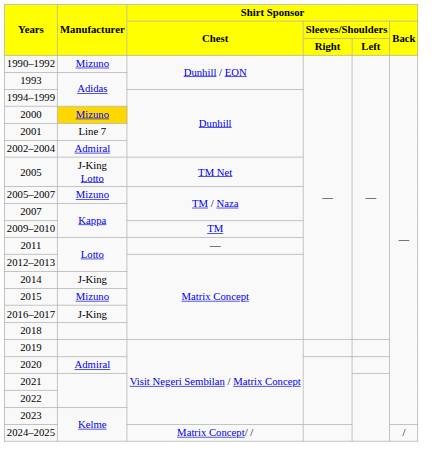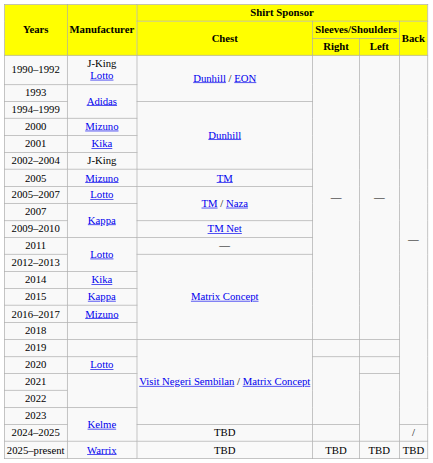(92, 64) Mizuno -> (102, 70) J-King Lotto
(92, 115) gold background -> (102, 127) no background
(92, 132) Line 7 -> (102, 144) Kika
(92, 149) Admiral -> (102, 161) J-King
(92, 172) J-King Lotto -> (102, 178) Mizuno
(215, 172) TM Net -> (225, 178) TM
(92, 195) Mizuno -> (102, 195) Lotto
(215, 229) TM -> (225, 229) TM Net
(92, 280) J-King -> (102, 280) Kika
(92, 297) Mizuno -> (102, 297) Kappa
(92, 314) J-King -> (102, 314) Mizuno
(92, 365) Admiral -> (102, 365) Lotto
(215, 433) Matrix Concept/ / -> (225, 433) TBD
+ row: (36, 450)
